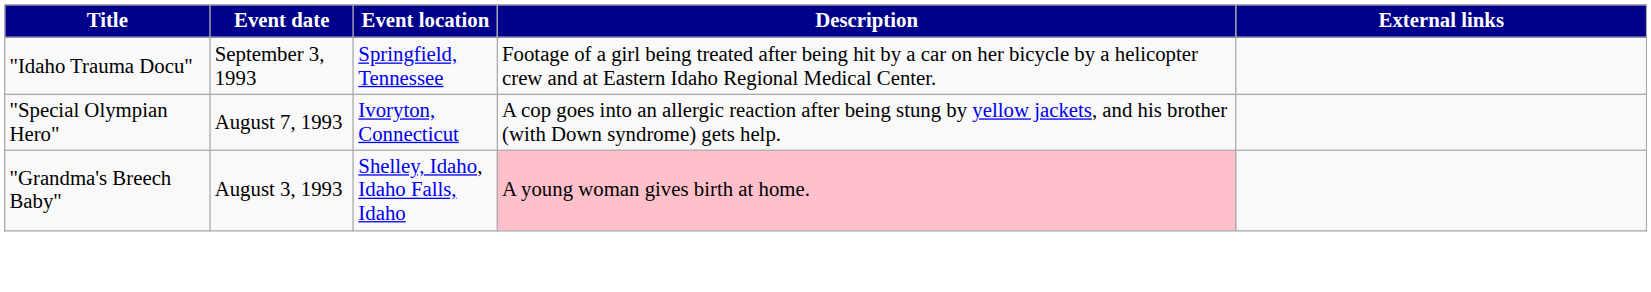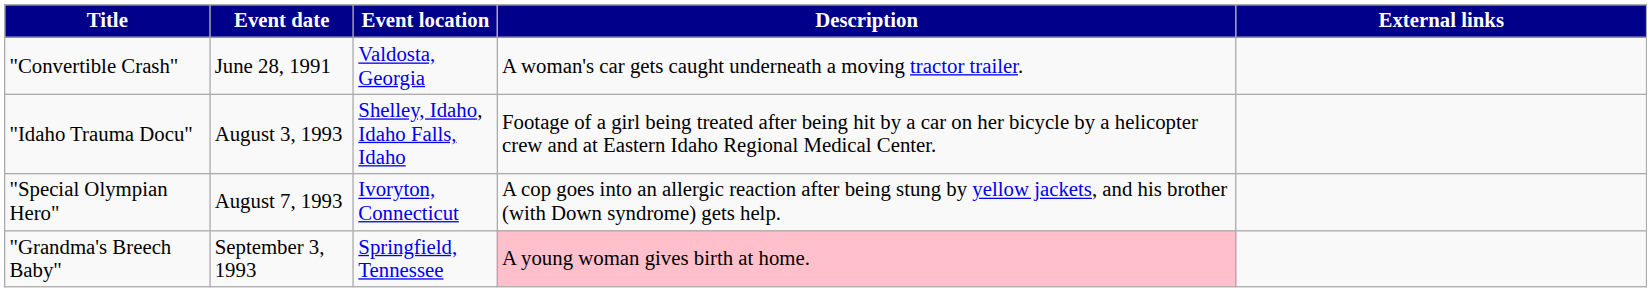+ row: (94, 65)
(270, 65) September 3, 1993 -> (279, 133) August 3, 1993
(408, 65) Springfield, Tennessee -> (420, 133) Shelley, Idaho, Idaho Falls, Idaho
(279, 190) August 3, 1993 -> (270, 258) September 3, 1993
(420, 190) Shelley, Idaho, Idaho Falls, Idaho -> (408, 258) Springfield, Tennessee
